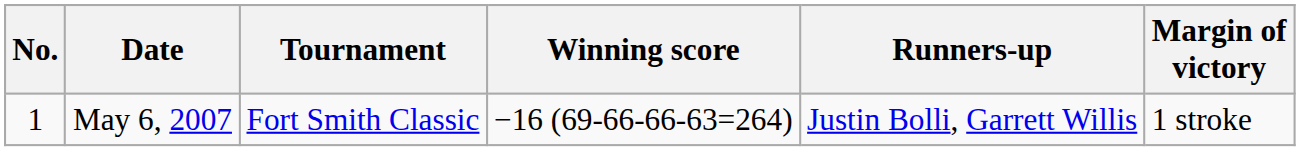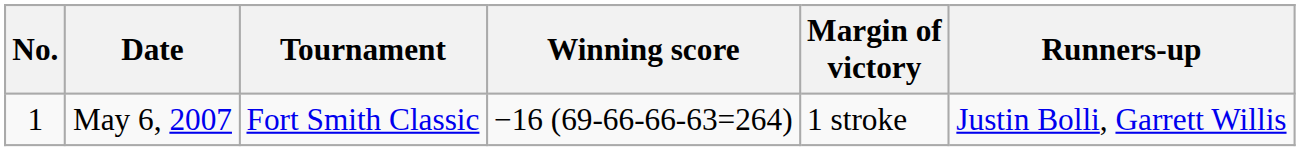columns swapped: (1219, 49) <-> (972, 49)
